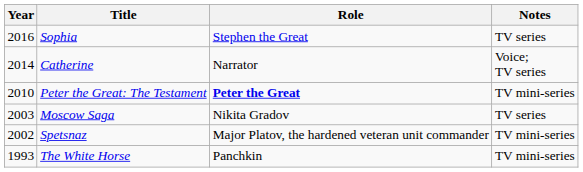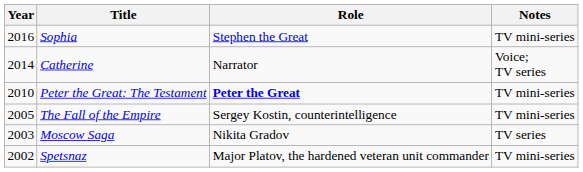(520, 36) TV series -> (535, 36) TV mini-series
+ row: (100, 114)
- row: (85, 156)
